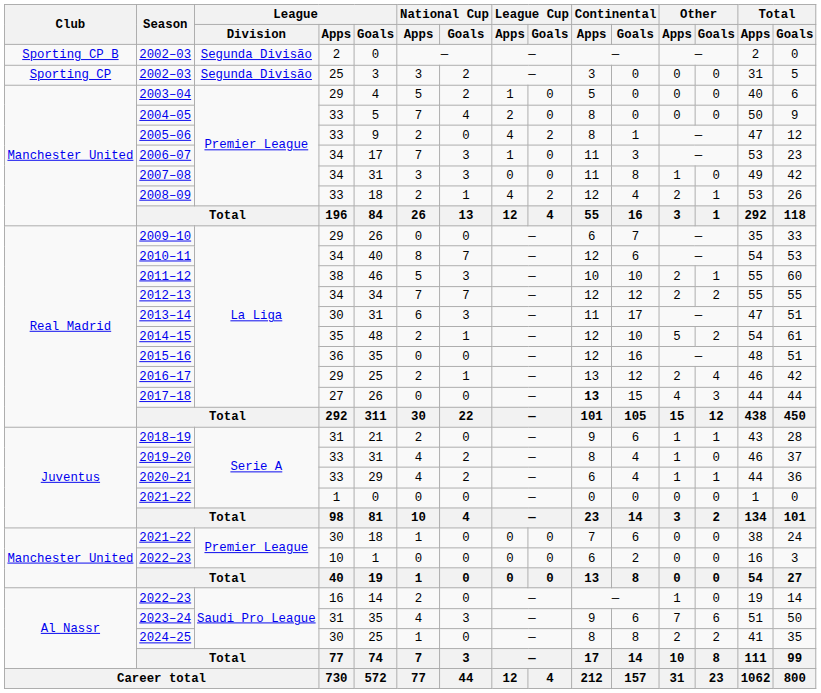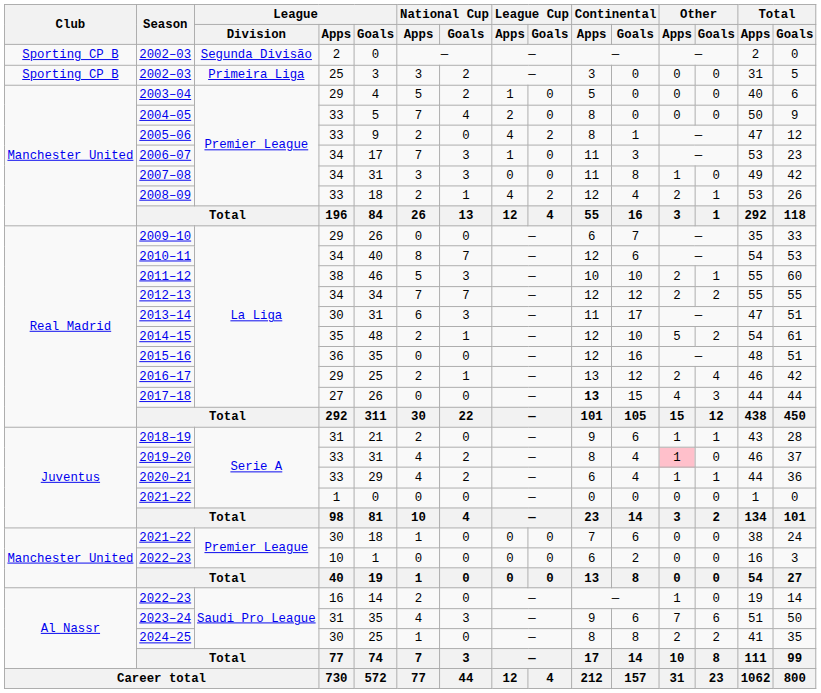(70, 75) Sporting CP -> (70, 75) Sporting CP B
(256, 75) Segunda Divisão -> (256, 75) Primeira Liga
(677, 457) no background -> (677, 457) pink background
